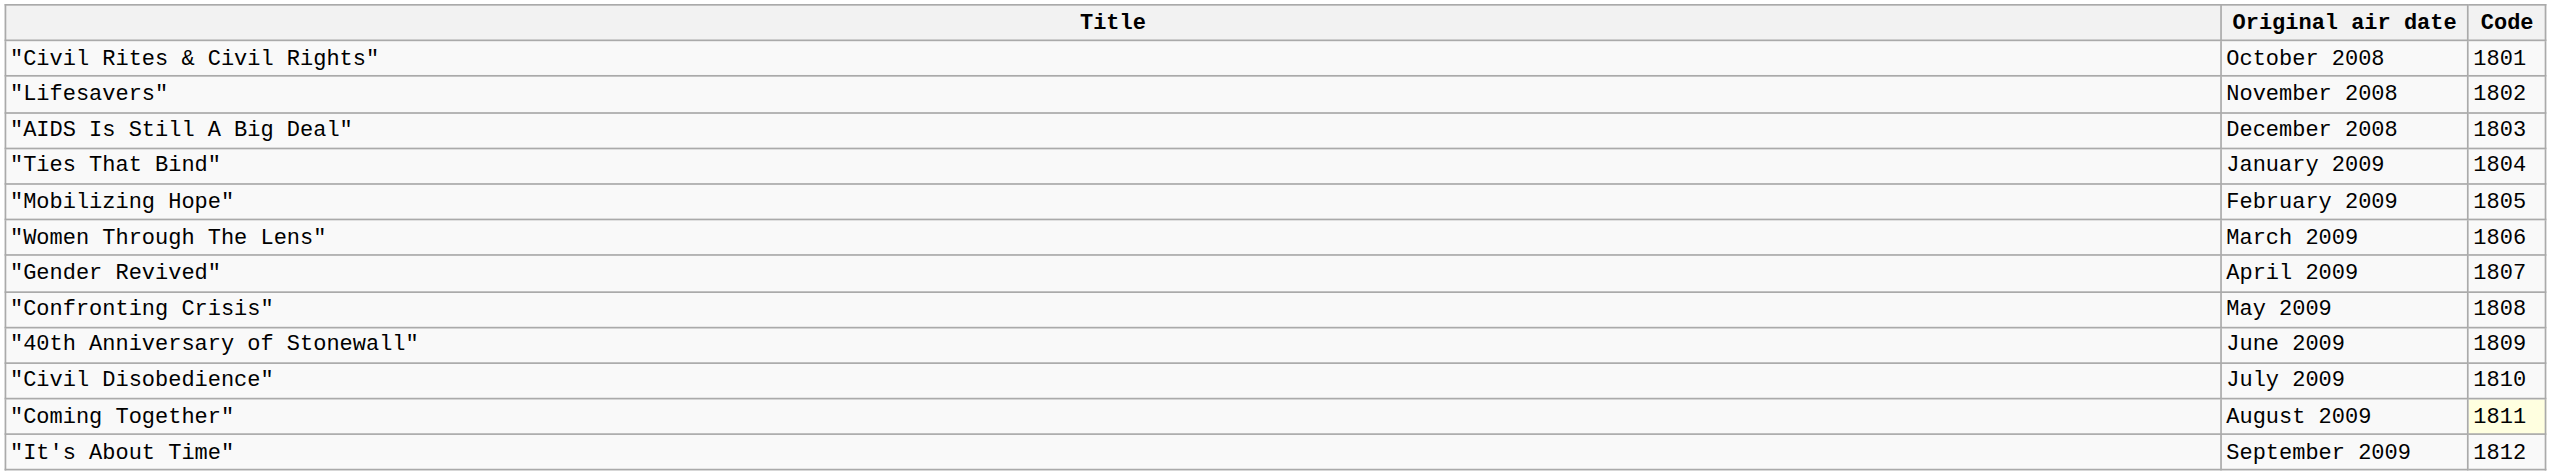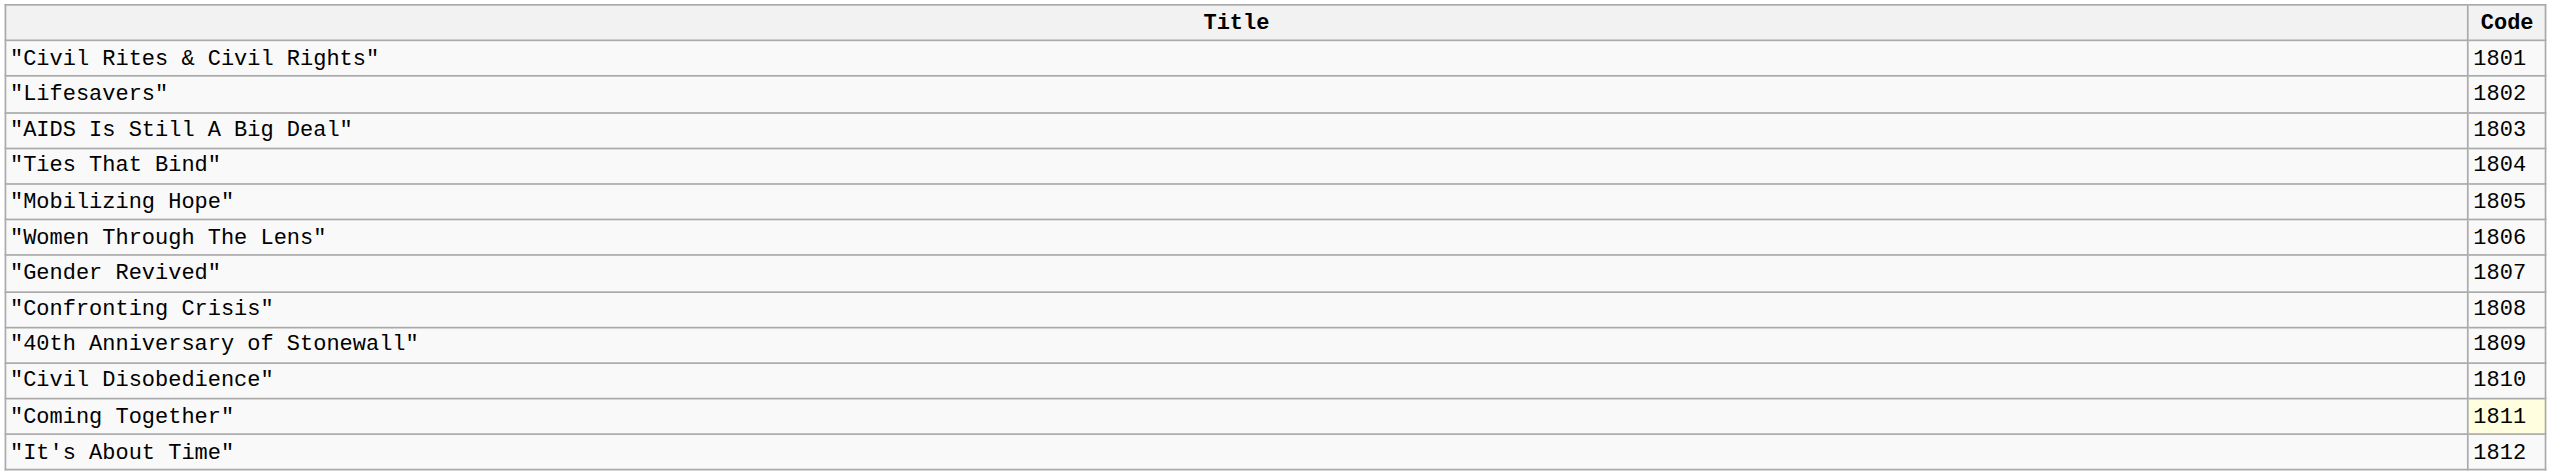- column: (2345, 23)
